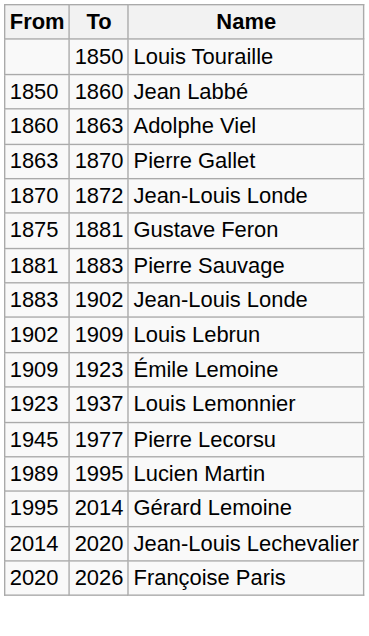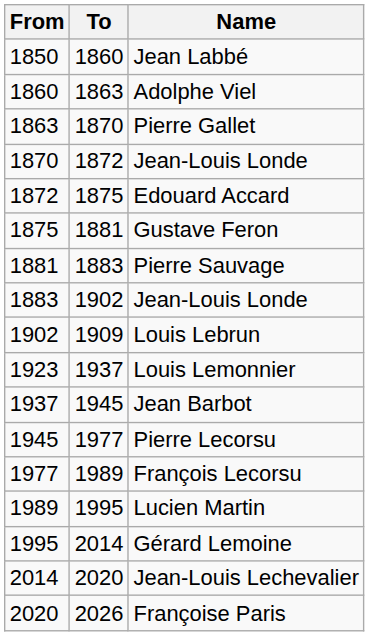- row: (37, 57)
+ row: (34, 195)
- row: (34, 369)
+ row: (34, 404)
+ row: (34, 473)
